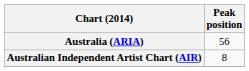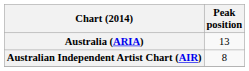(224, 41) 56 -> (224, 41) 13
